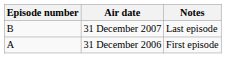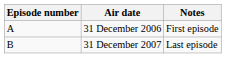rows swapped: (122, 45) <-> (122, 28)
